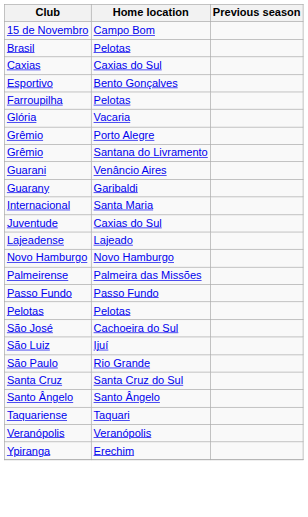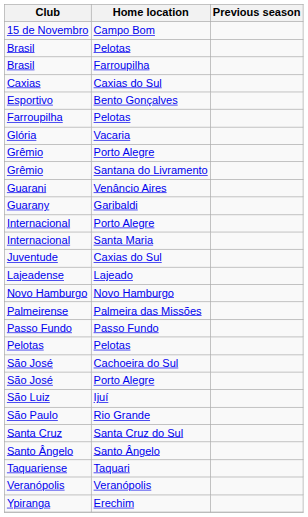+ row: (21, 65)
+ row: (39, 223)
+ row: (30, 380)
